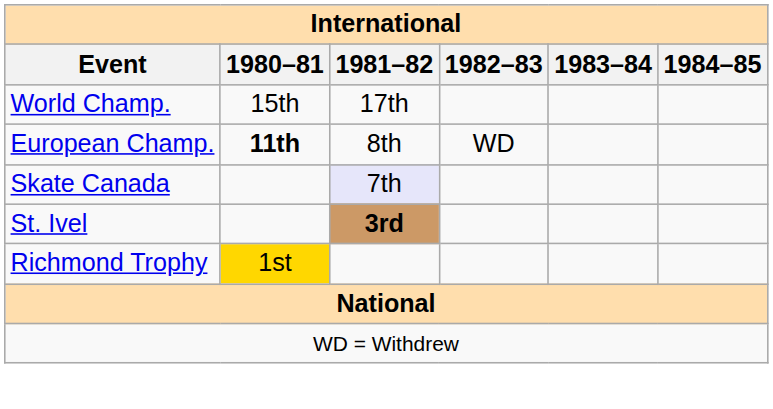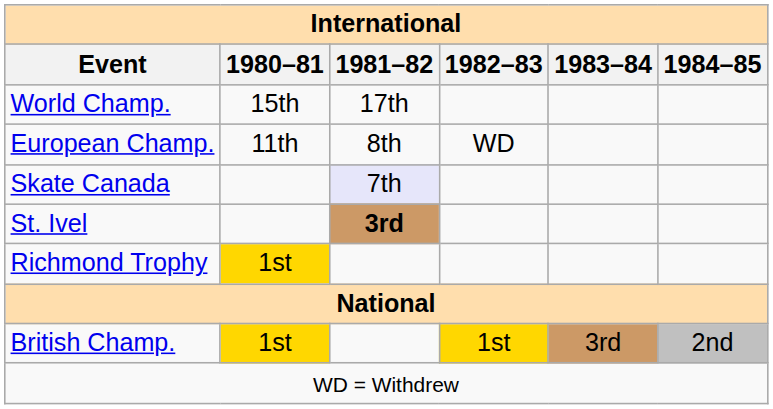(275, 143) bold -> (275, 143) normal
+ row: (93, 343)
